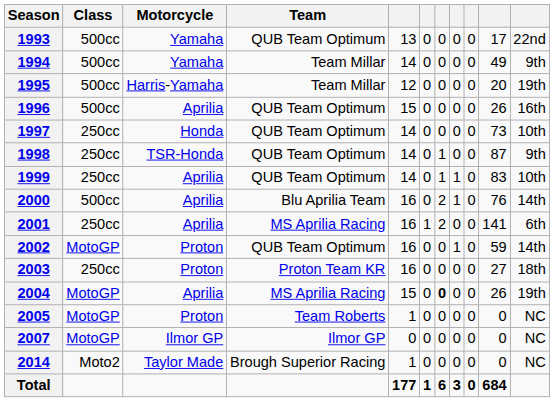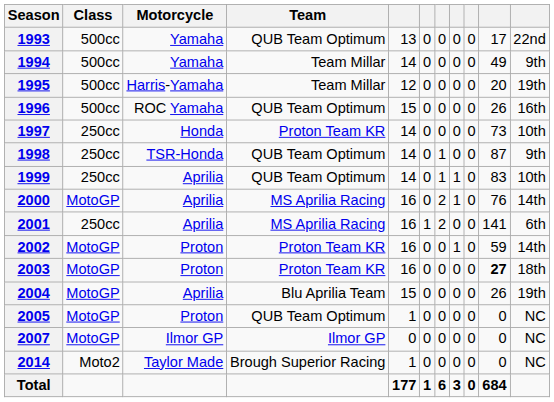(203, 108) Aprilia -> (179, 108) ROC Yamaha
(318, 131) QUB Team Optimum -> (332, 131) Proton Team KR
(100, 200) 500cc -> (93, 200) MotoGP
(333, 200) Blu Aprilia Team -> (328, 200) MS Aprilia Racing
(318, 246) QUB Team Optimum -> (332, 246) Proton Team KR
(100, 270) 250cc -> (93, 270) MotoGP
(499, 270) normal -> (499, 270) bold
(328, 293) MS Aprilia Racing -> (333, 293) Blu Aprilia Team
(442, 293) bold -> (442, 293) normal
(340, 316) Team Roberts -> (318, 316) QUB Team Optimum
